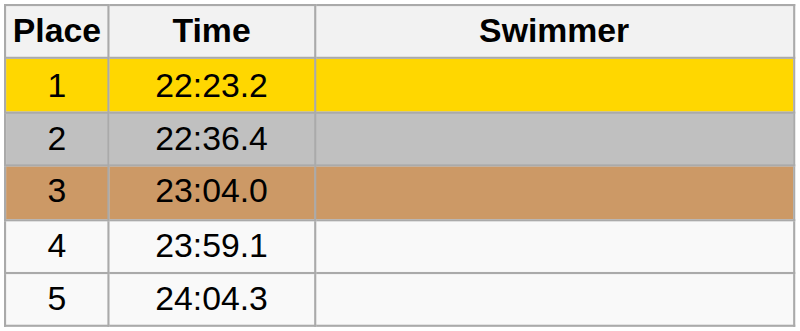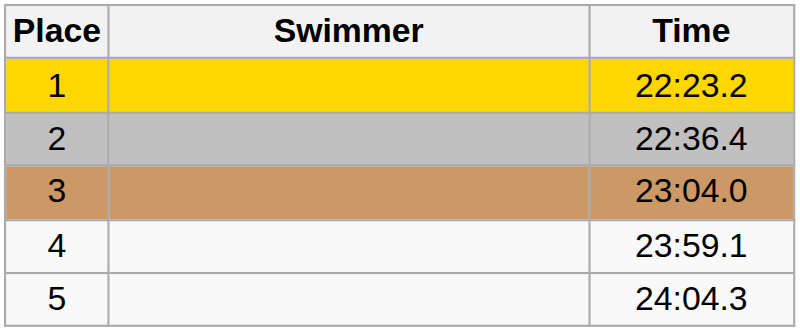columns swapped: (554, 31) <-> (212, 31)
